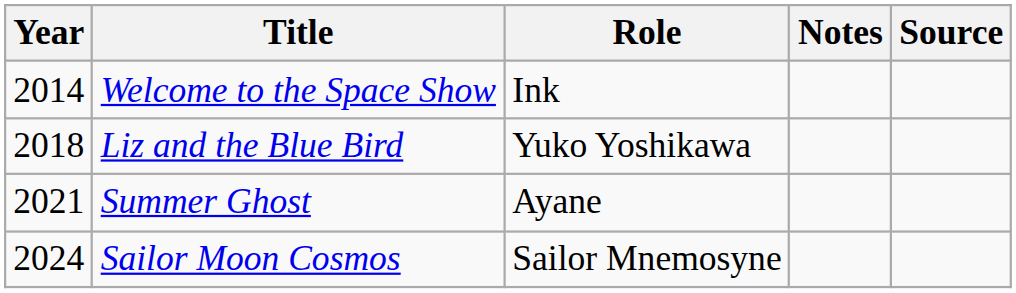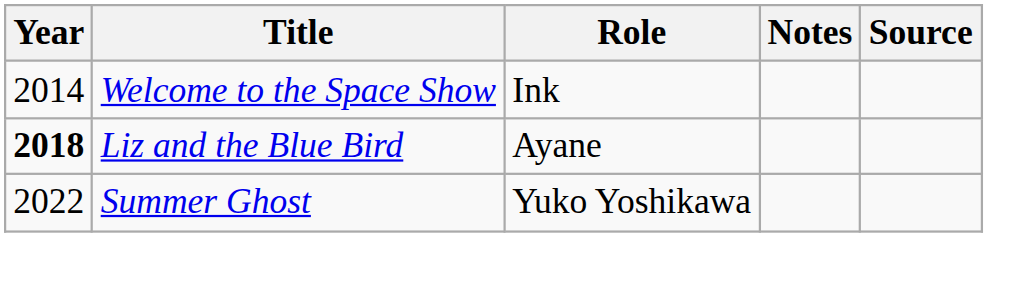(49, 145) normal -> (49, 145) bold
(632, 145) Yuko Yoshikawa -> (557, 145) Ayane
(49, 201) 2021 -> (49, 201) 2022
(557, 201) Ayane -> (632, 201) Yuko Yoshikawa
- row: (251, 257)
